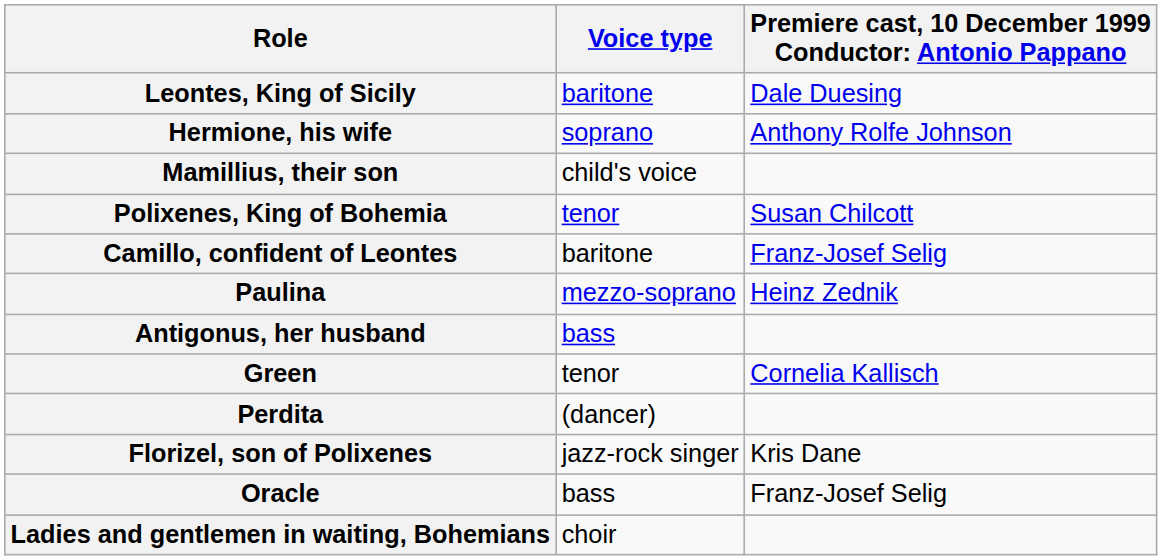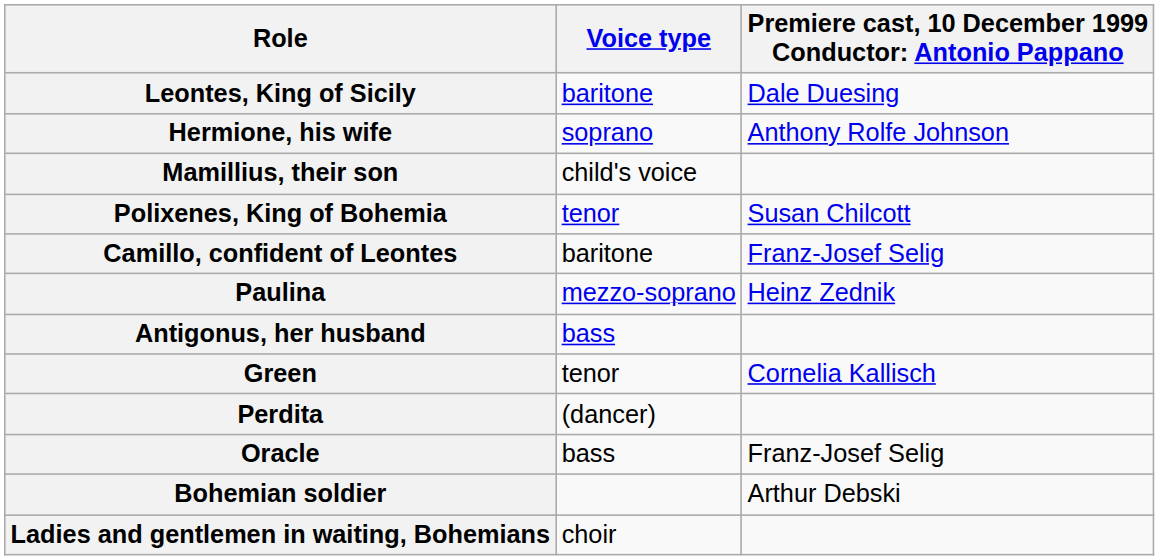- row: (280, 453)
+ row: (280, 494)
